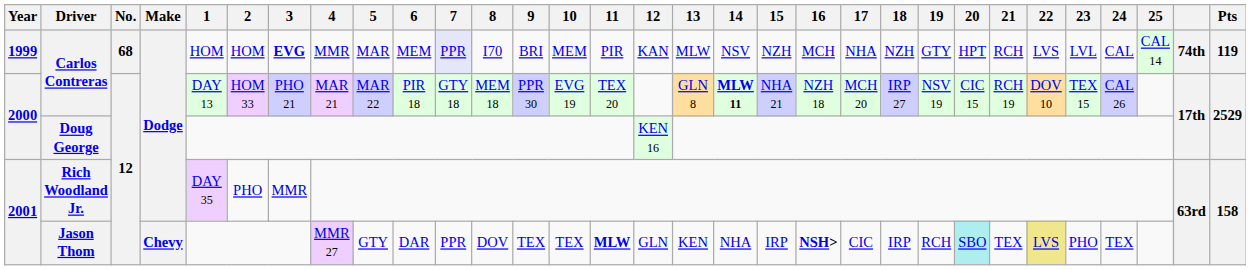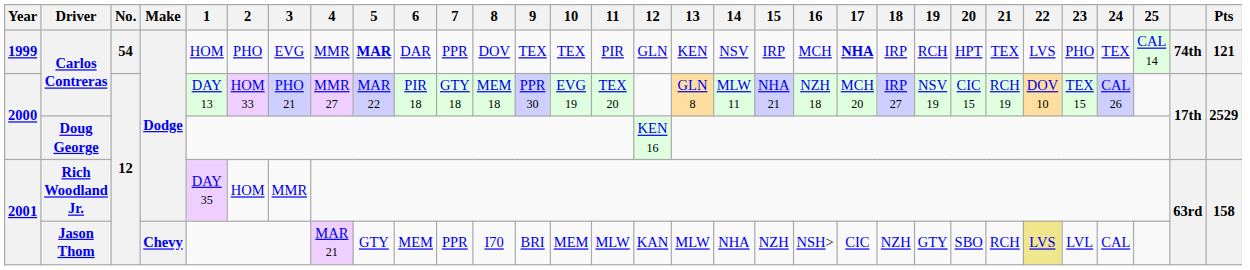(126, 51) 68 -> (126, 51) 54
(248, 51) HOM -> (248, 51) PHO
(289, 51) bold -> (289, 51) normal
(373, 51) normal -> (374, 51) bold
(414, 51) MEM -> (416, 51) DAR
(453, 51) lavender background -> (455, 51) no background
(493, 51) I70 -> (494, 51) DOV
(531, 51) BRI -> (533, 51) TEX
(569, 51) MEM -> (571, 51) TEX
(653, 51) KAN -> (653, 51) GLN
(693, 51) MLW -> (692, 51) KEN
(777, 51) NZH -> (774, 51) IRP
(861, 51) normal -> (857, 51) bold
(899, 51) NZH -> (896, 51) IRP
(936, 51) GTY -> (933, 51) RCH
(1008, 51) RCH -> (1005, 51) TEX
(1083, 51) LVL -> (1080, 51) PHO
(1119, 51) CAL -> (1116, 51) TEX
(1227, 51) 119 -> (1224, 51) 121
(332, 93) MAR 21 -> (332, 93) MMR 27
(736, 94) bold -> (734, 93) normal
(248, 190) PHO -> (248, 190) HOM
(332, 242) MMR 27 -> (332, 242) MAR 21
(414, 242) DAR -> (416, 242) MEM
(493, 242) DOV -> (494, 242) I70
(531, 242) TEX -> (533, 242) BRI
(569, 242) TEX -> (571, 242) MEM
(612, 242) bold -> (613, 242) normal
(653, 242) GLN -> (653, 242) KAN
(693, 242) KEN -> (692, 242) MLW
(777, 242) IRP -> (774, 242) NZH
(818, 242) bold -> (815, 242) normal
(899, 242) IRP -> (896, 242) NZH
(936, 242) RCH -> (933, 242) GTY
(972, 242) paleturquoise background -> (969, 242) no background
(1008, 242) TEX -> (1005, 242) RCH
(1083, 242) PHO -> (1080, 242) LVL
(1119, 242) TEX -> (1116, 242) CAL
